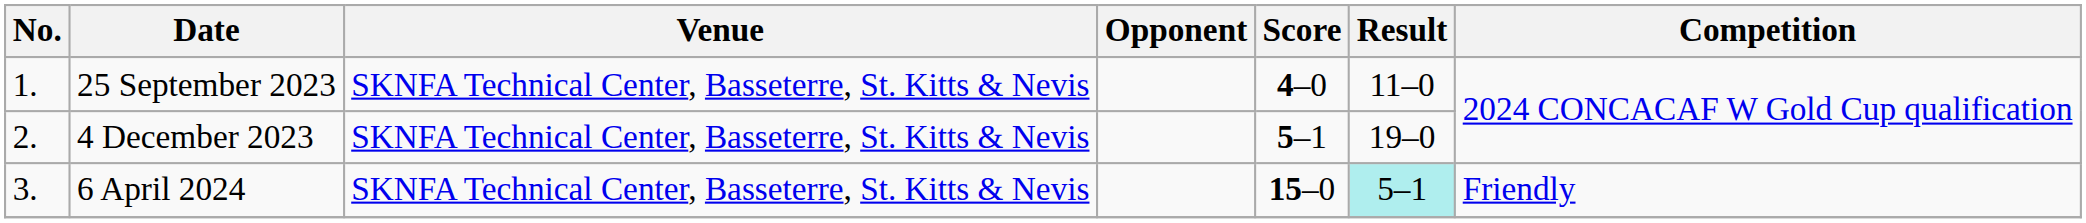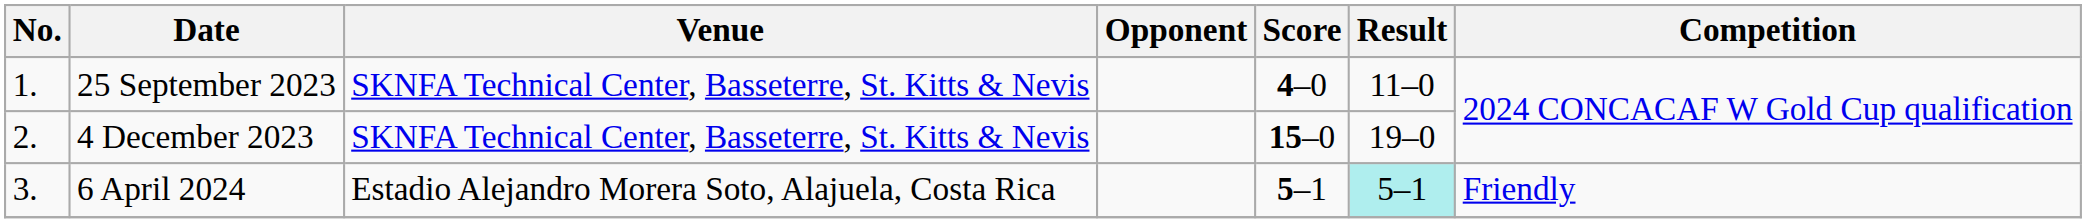(1302, 136) 5–1 -> (1302, 136) 15–0
(720, 189) SKNFA Technical Center, Basseterre, St. Kitts & Nevis -> (703, 189) Estadio Alejandro Morera Soto, Alajuela, Costa Rica
(1302, 189) 15–0 -> (1302, 189) 5–1
